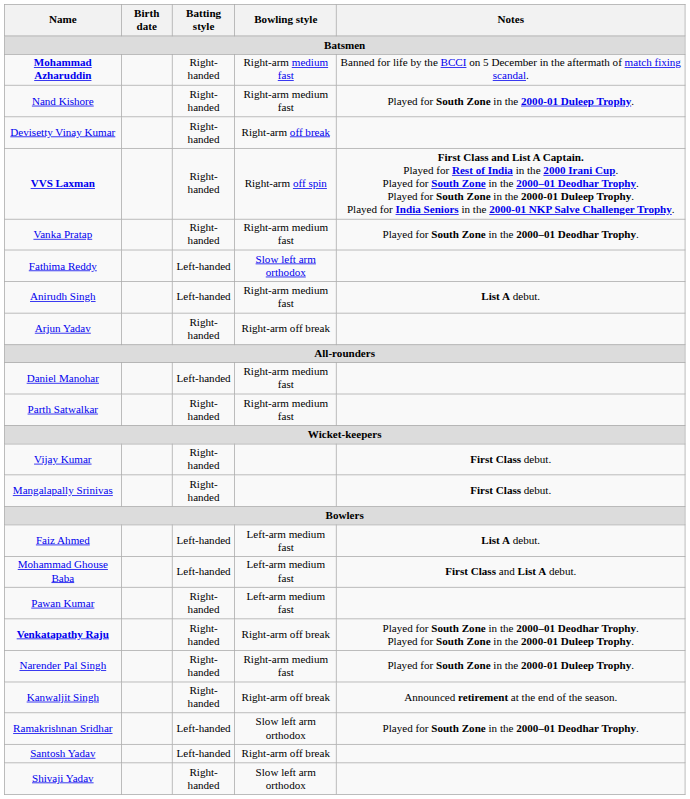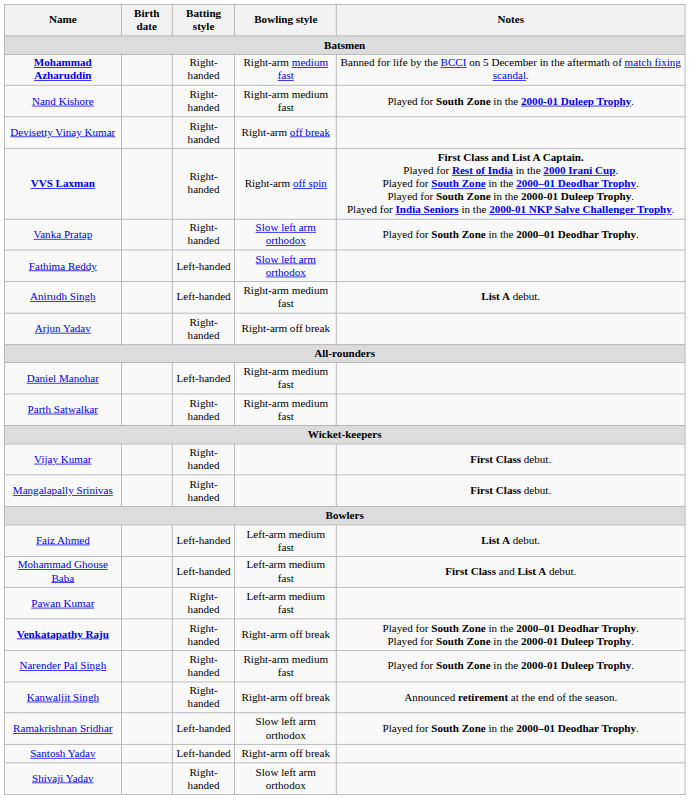(286, 235) Right-arm medium fast -> (286, 235) Slow left arm orthodox
